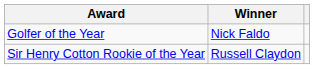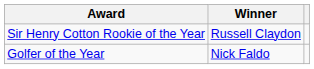rows swapped: (56, 34) <-> (106, 53)
